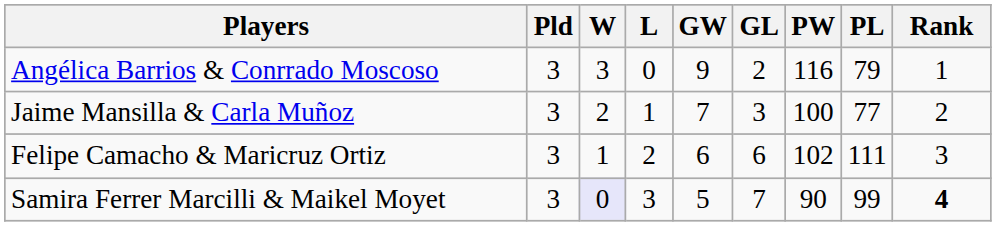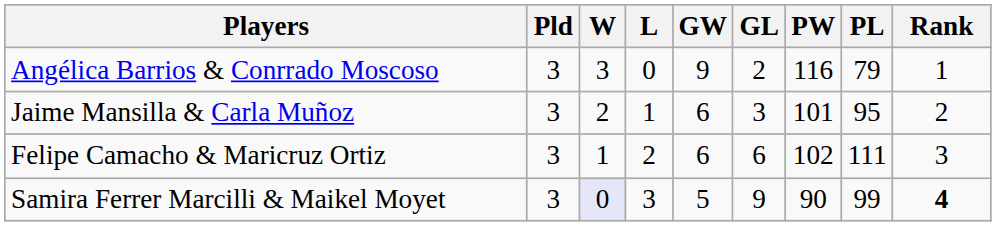(703, 112) 7 -> (703, 112) 6
(813, 112) 100 -> (813, 112) 101
(867, 112) 77 -> (867, 112) 95
(759, 198) 7 -> (759, 198) 9
